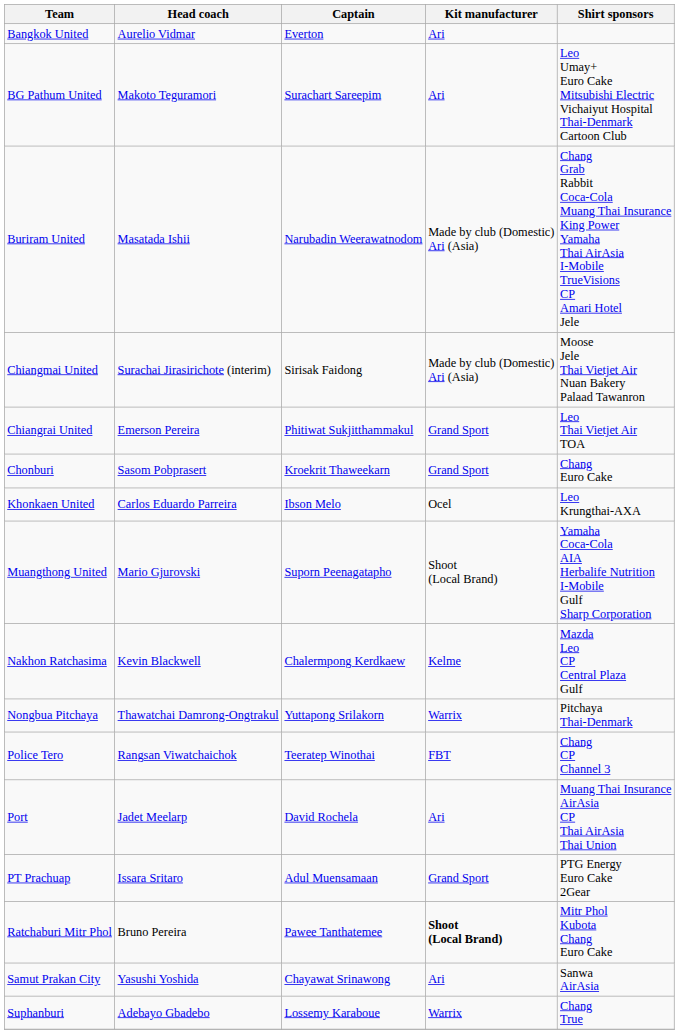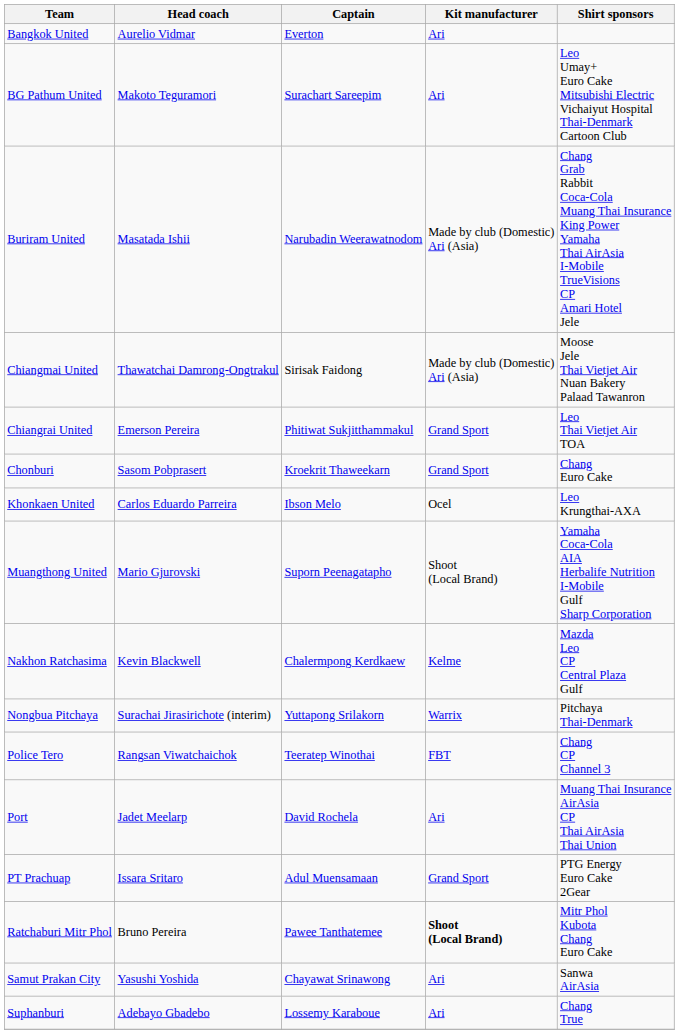(194, 369) Surachai Jirasirichote (interim) -> (198, 369) Thawatchai Damrong-Ongtrakul
(198, 715) Thawatchai Damrong-Ongtrakul -> (194, 715) Surachai Jirasirichote (interim)
(445, 1012) Warrix -> (436, 1012) Ari
